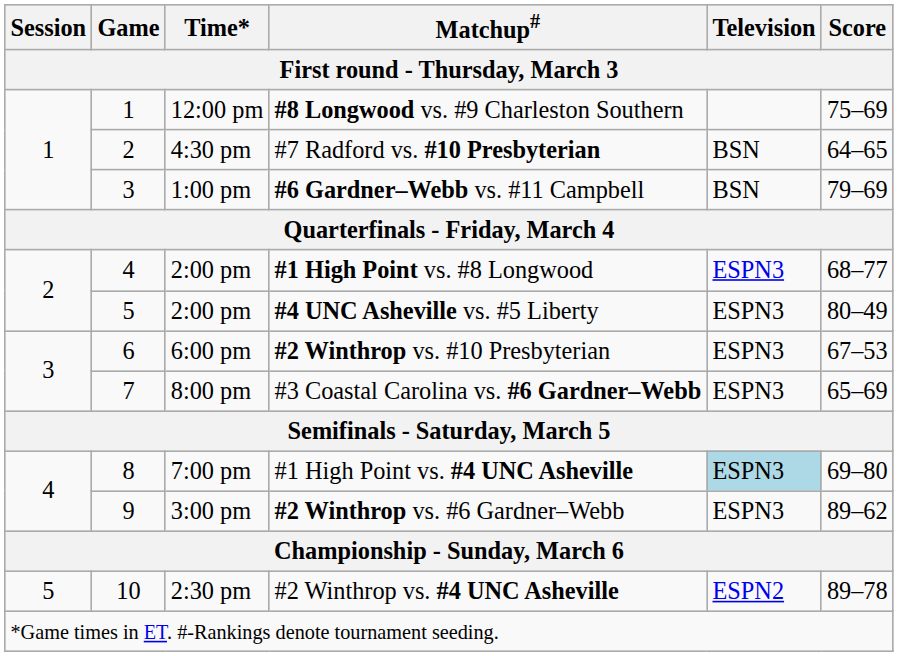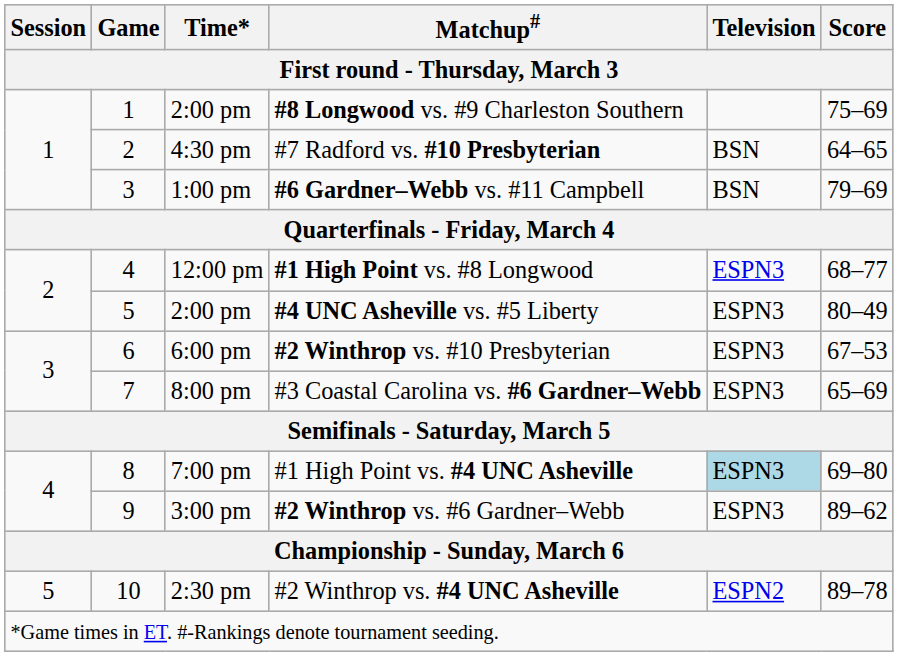(217, 109) 12:00 pm -> (211, 109) 2:00 pm
(211, 270) 2:00 pm -> (217, 270) 12:00 pm
